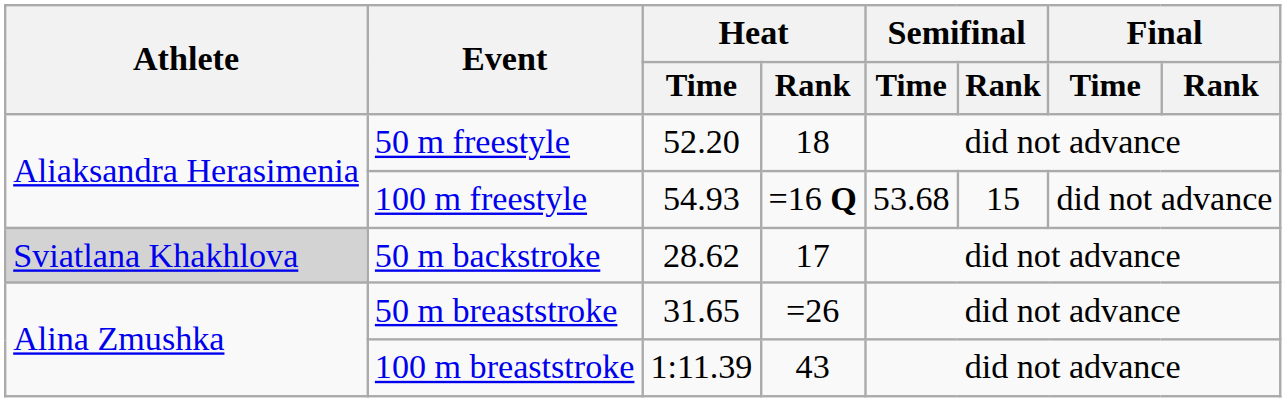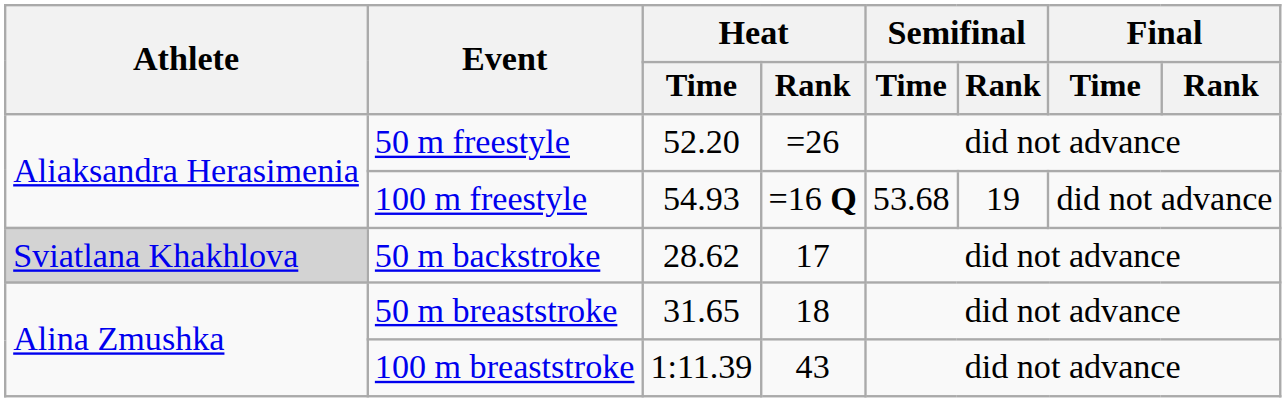(813, 142) 18 -> (813, 142) =26
(1003, 198) 15 -> (1003, 198) 19
(813, 311) =26 -> (813, 311) 18
